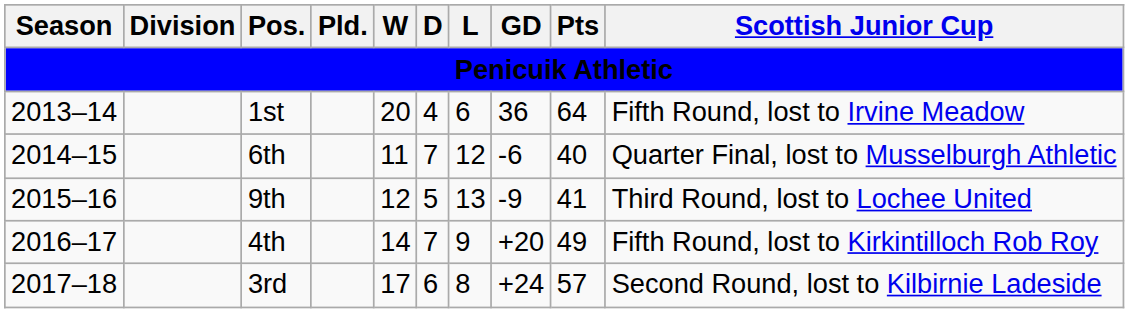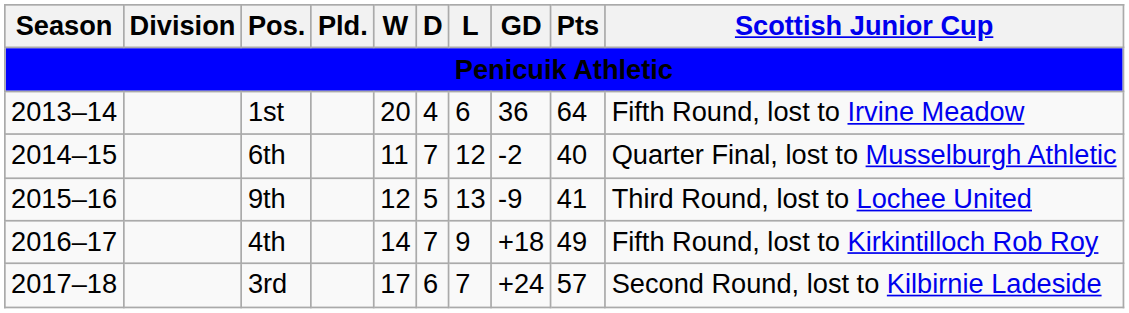(510, 155) -6 -> (510, 155) -2
(521, 241) +20 -> (521, 241) +18
(463, 284) 8 -> (463, 284) 7
